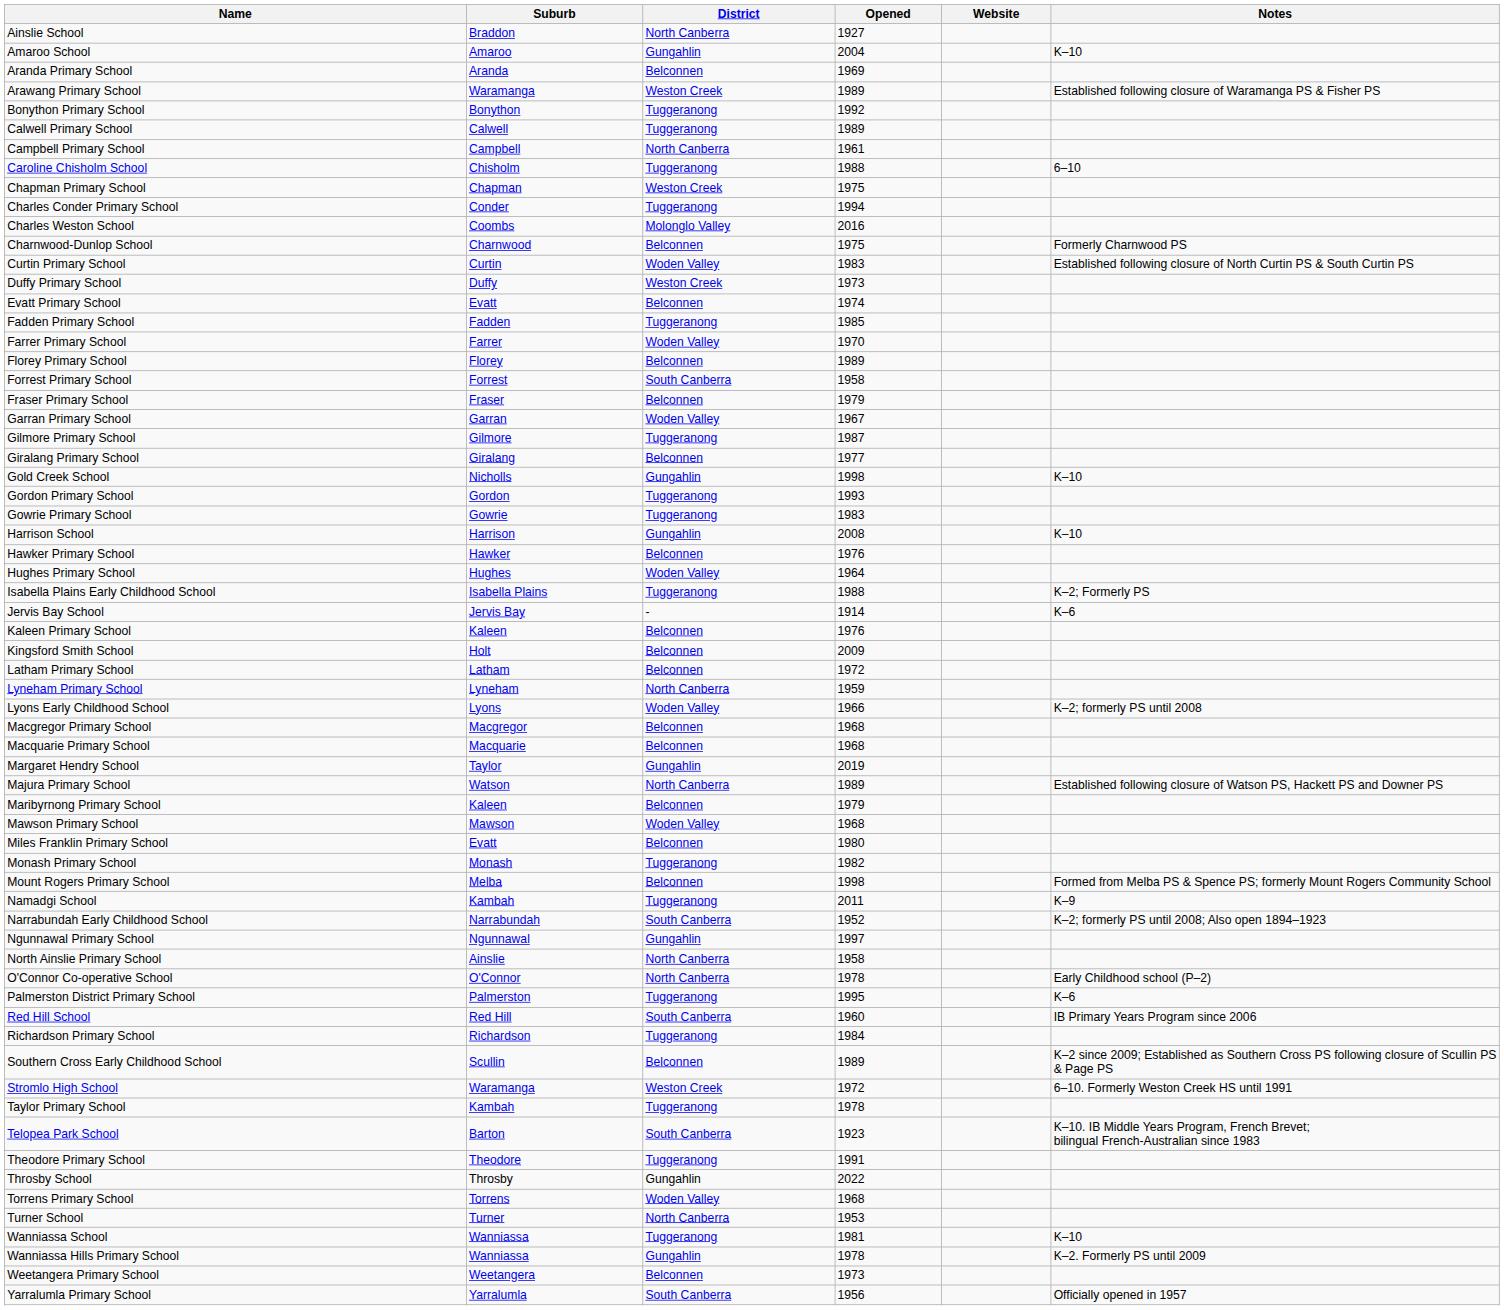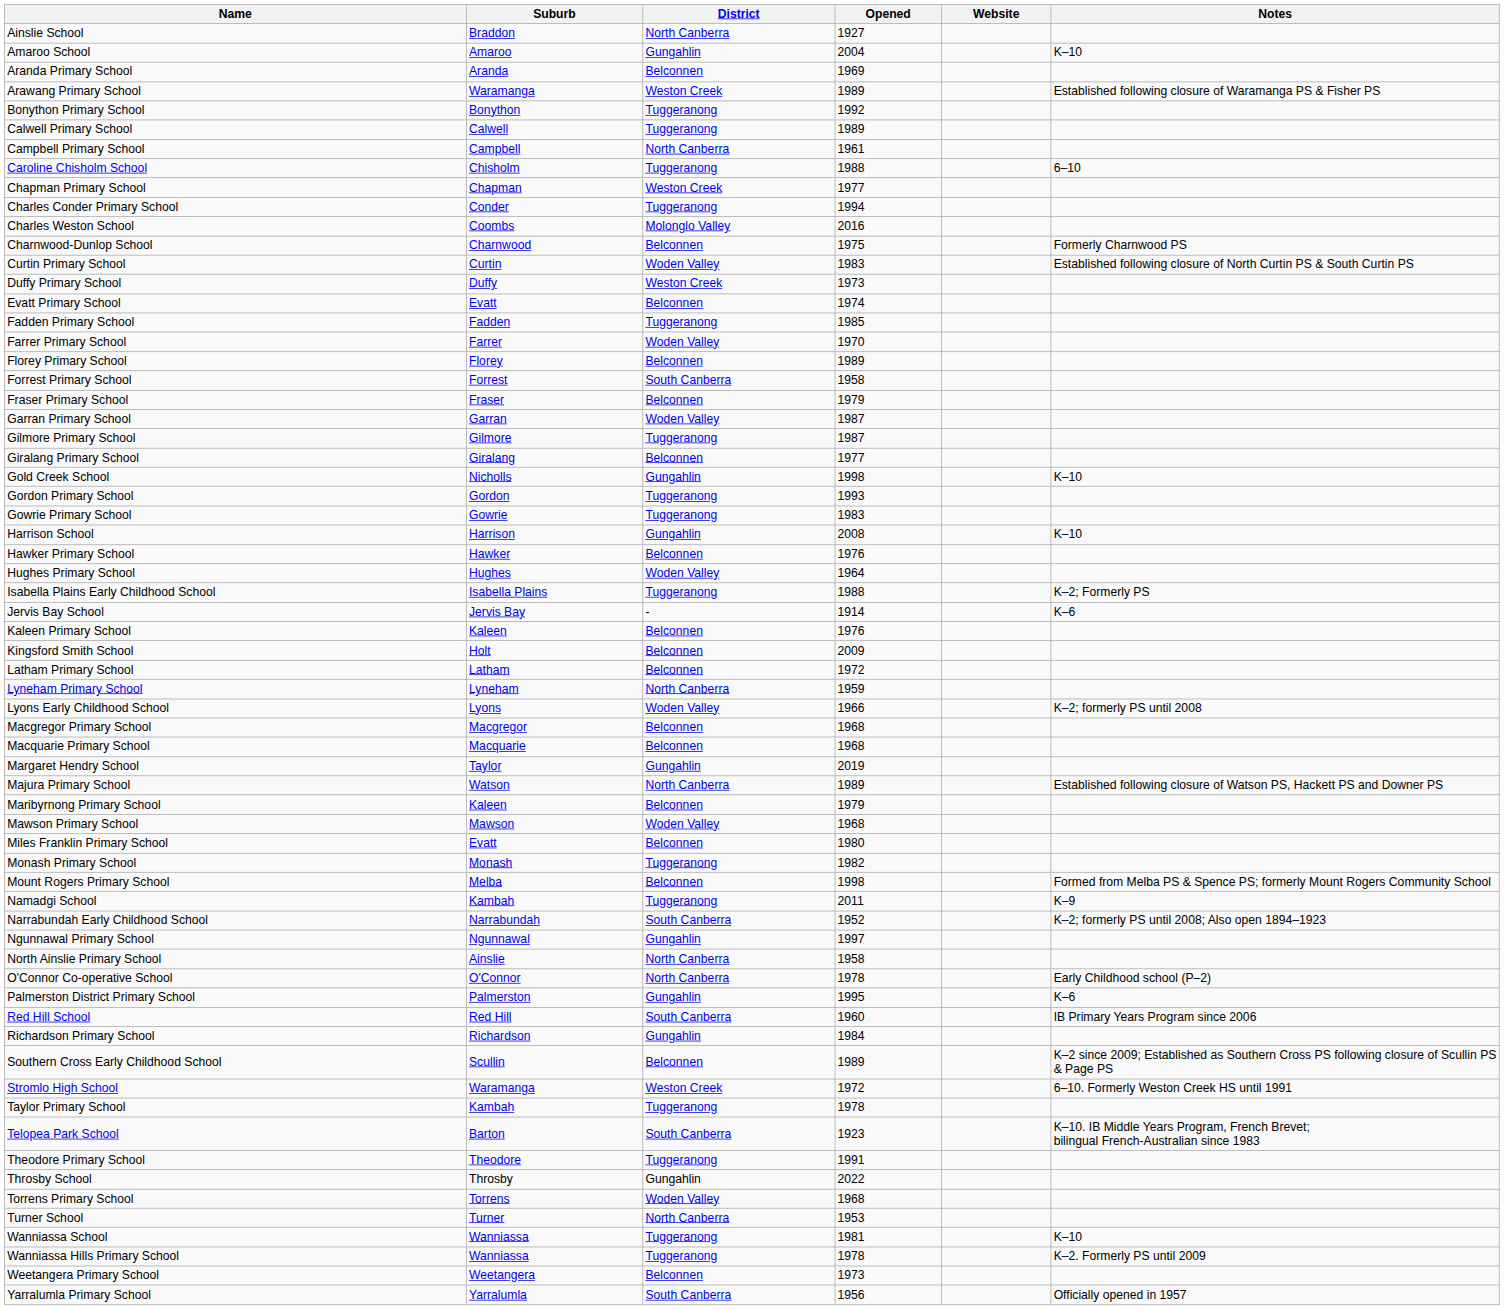(851, 187) 1975 -> (851, 187) 1977
(851, 419) 1967 -> (851, 419) 1987
(681, 997) Tuggeranong -> (673, 997) Gungahlin
(681, 1036) Tuggeranong -> (673, 1036) Gungahlin
(673, 1256) Gungahlin -> (681, 1256) Tuggeranong
